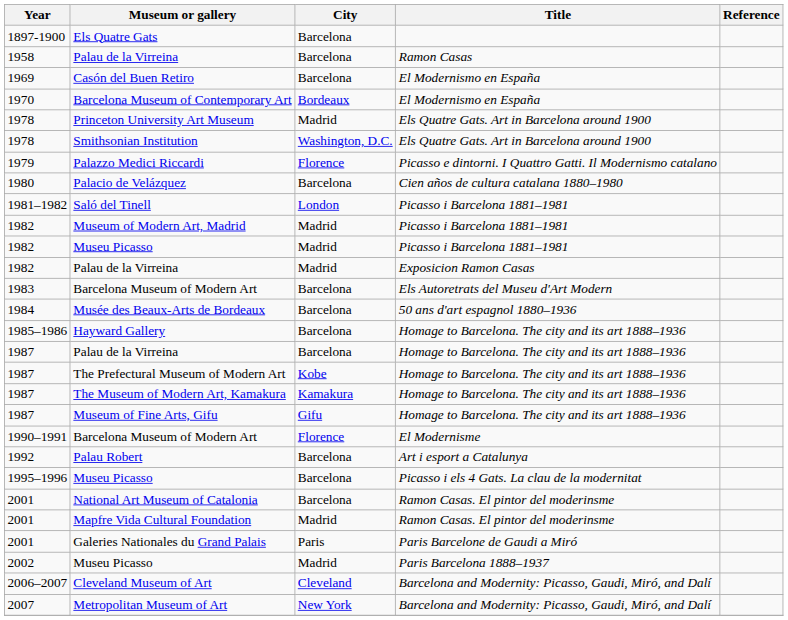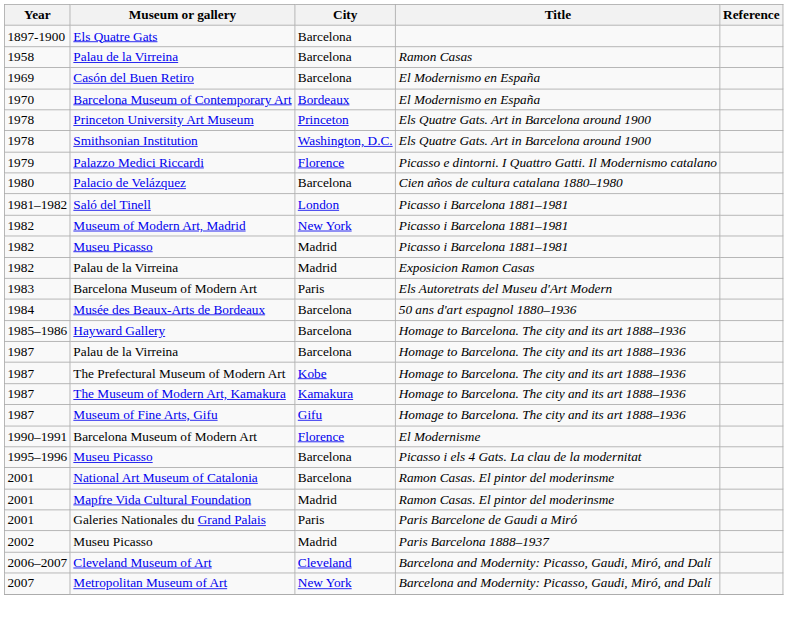(317, 120) Madrid -> (323, 120) Princeton
(317, 225) Madrid -> (325, 225) New York
(325, 288) Barcelona -> (311, 288) Paris
- row: (21, 457)
